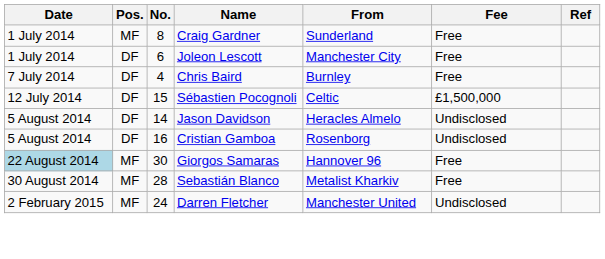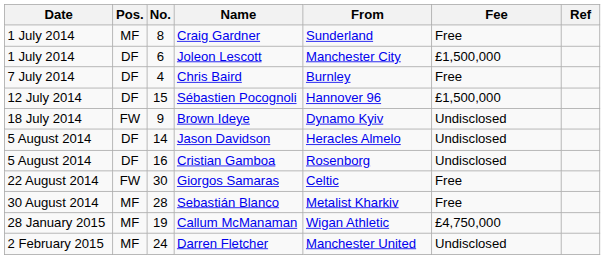(449, 56) Free -> (468, 56) £1,500,000
(322, 98) Celtic -> (344, 98) Hannover 96
+ row: (213, 118)
(53, 160) lightblue background -> (53, 181) no background
(130, 160) MF -> (130, 181) FW
(344, 160) Hannover 96 -> (322, 181) Celtic
+ row: (237, 222)
